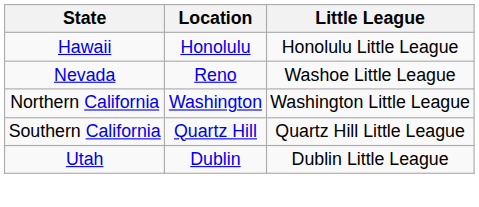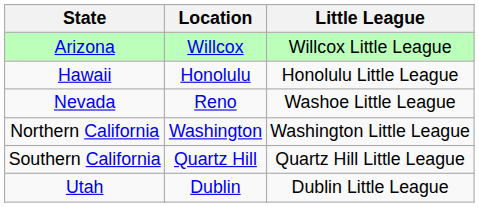+ row: (85, 46)
